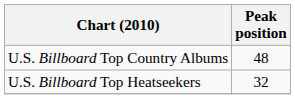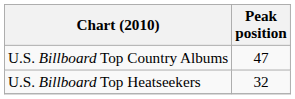(261, 57) 48 -> (261, 57) 47
